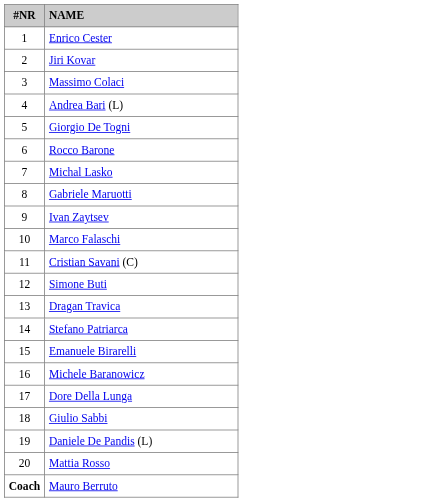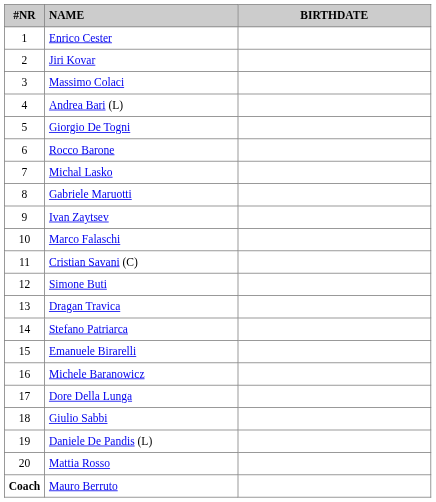+ column: (334, 15)
